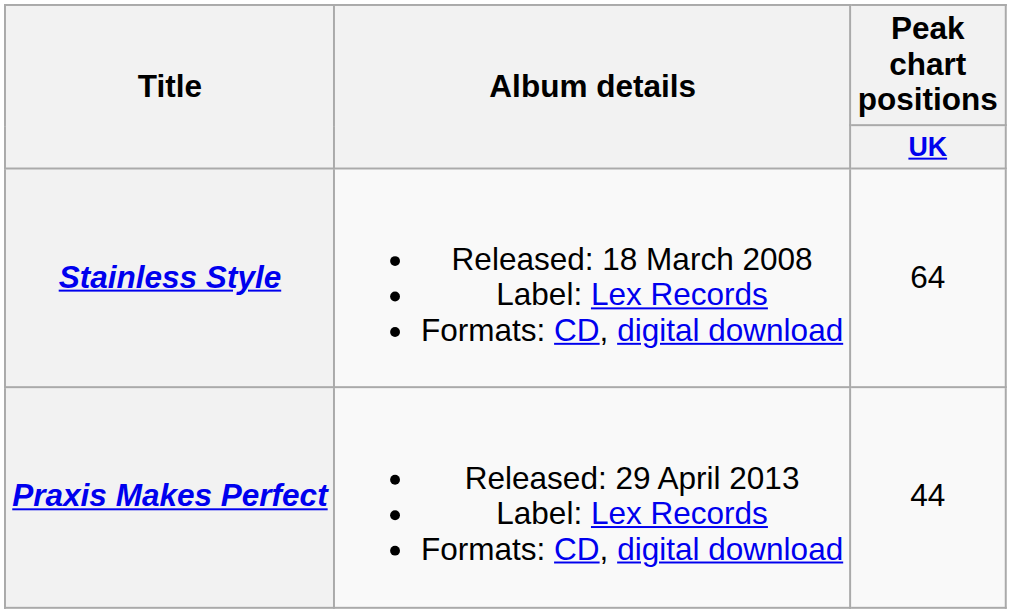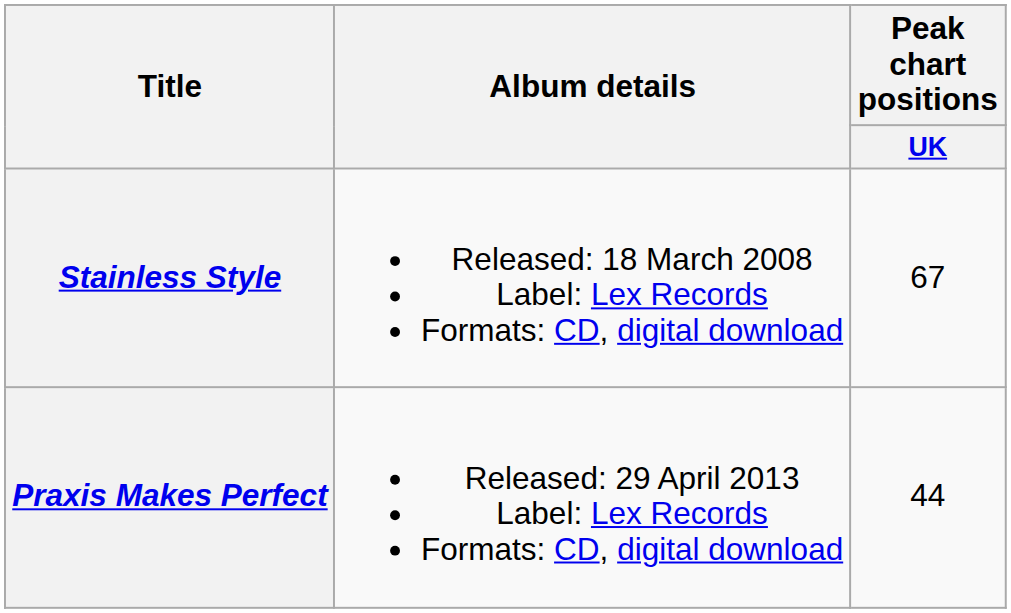(928, 277) 64 -> (928, 277) 67
